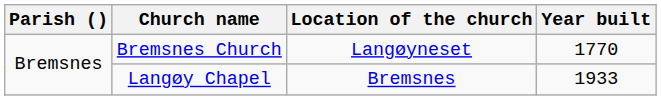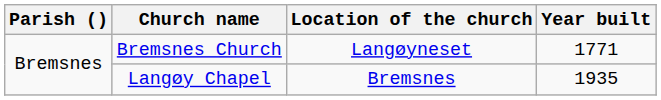(596, 50) 1770 -> (596, 50) 1771
(596, 79) 1933 -> (596, 79) 1935
